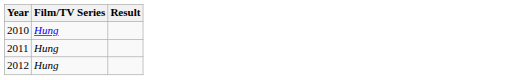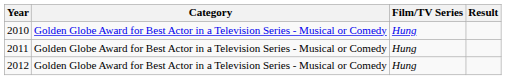+ column: (210, 13)
